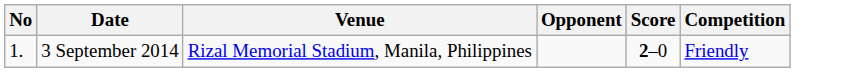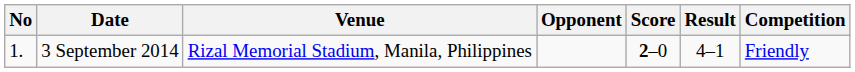+ column: (710, 19)
